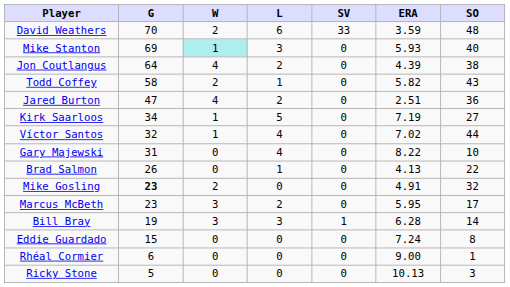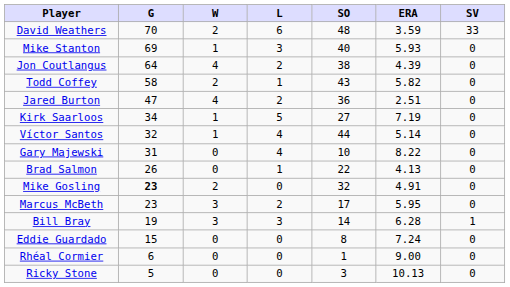columns swapped: (344, 13) <-> (472, 13)
(215, 48) paleturquoise background -> (215, 48) no background
(408, 135) 7.02 -> (408, 135) 5.14
